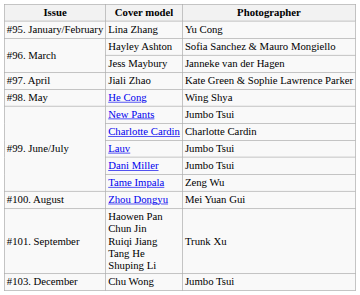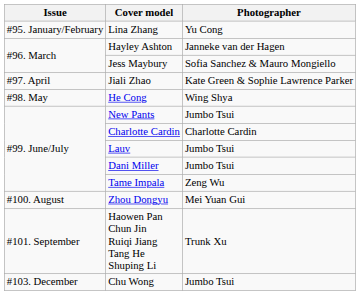(260, 47) Sofia Sanchez & Mauro Mongiello -> (235, 47) Janneke van der Hagen
(235, 64) Janneke van der Hagen -> (260, 64) Sofia Sanchez & Mauro Mongiello
